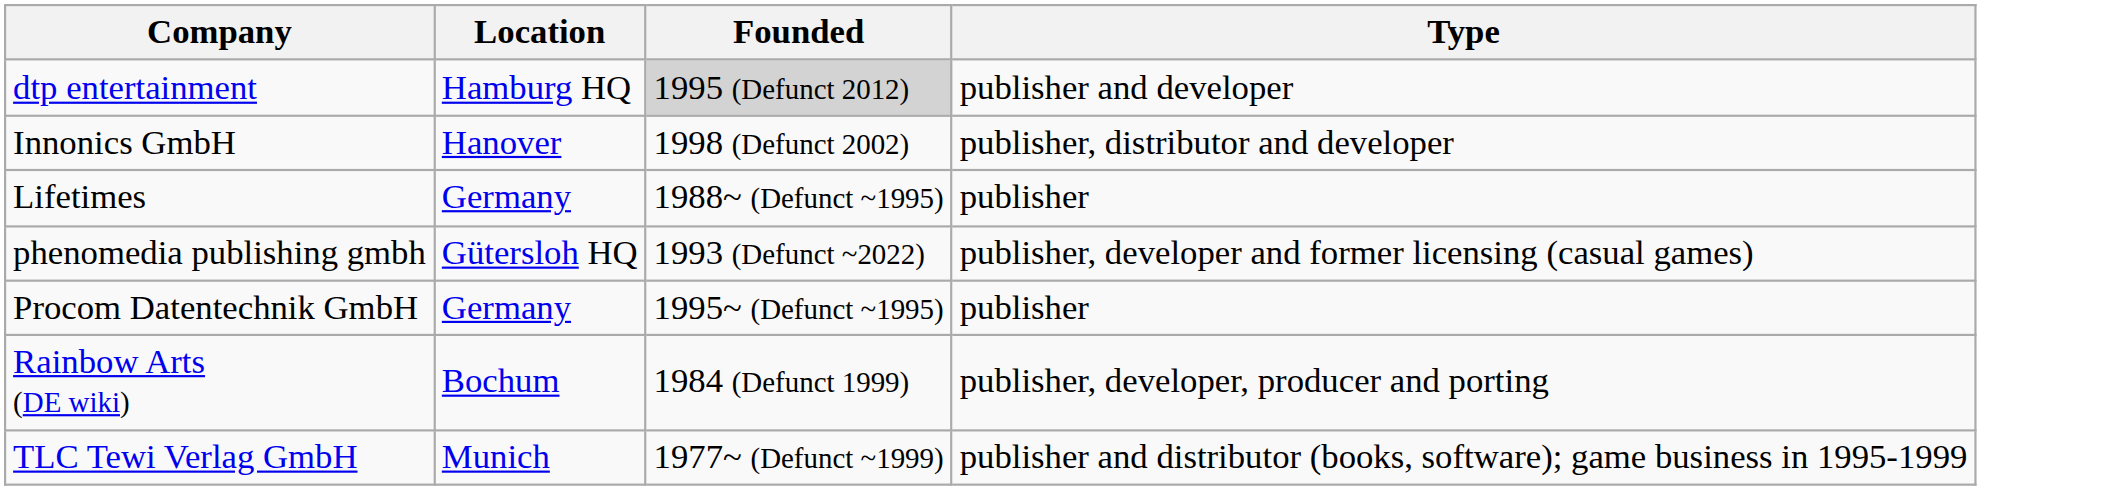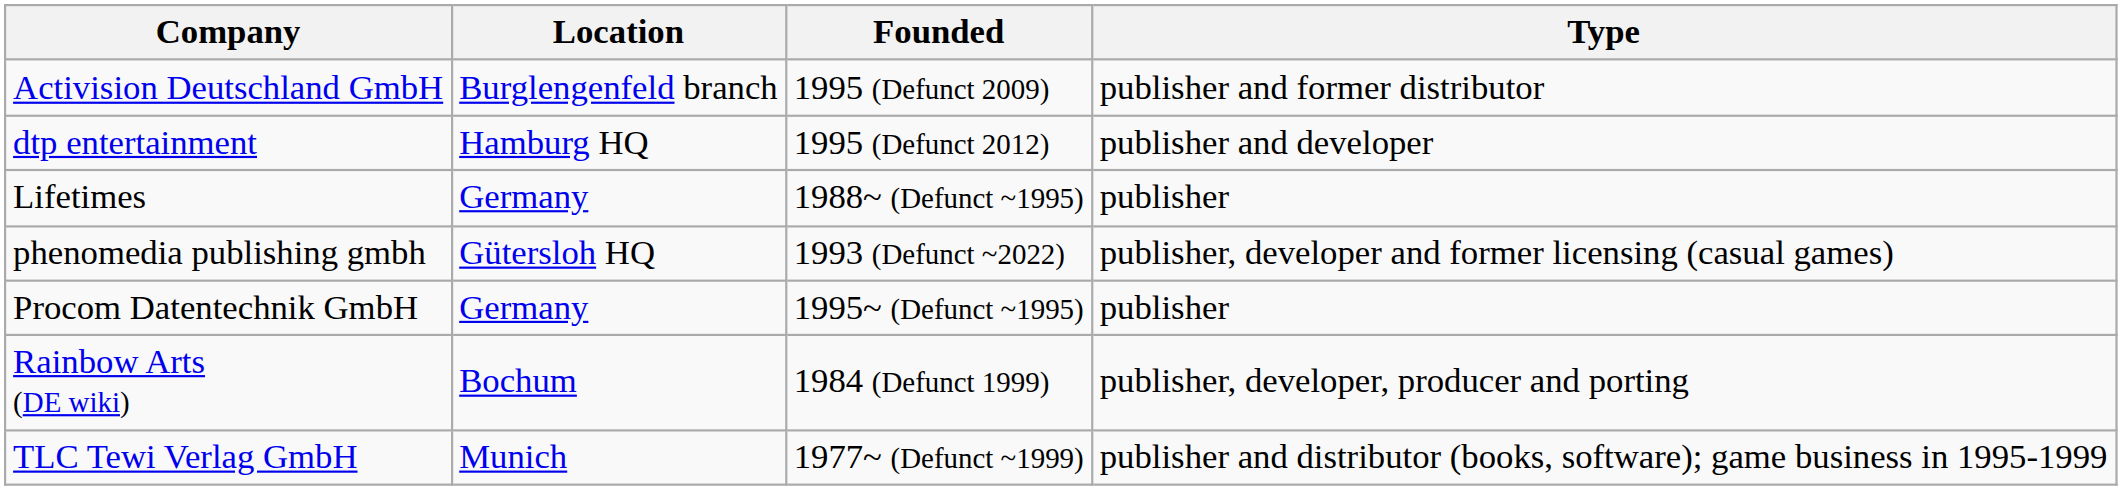+ row: (228, 87)
(781, 87) lightgrey background -> (921, 142) no background
- row: (124, 142)
